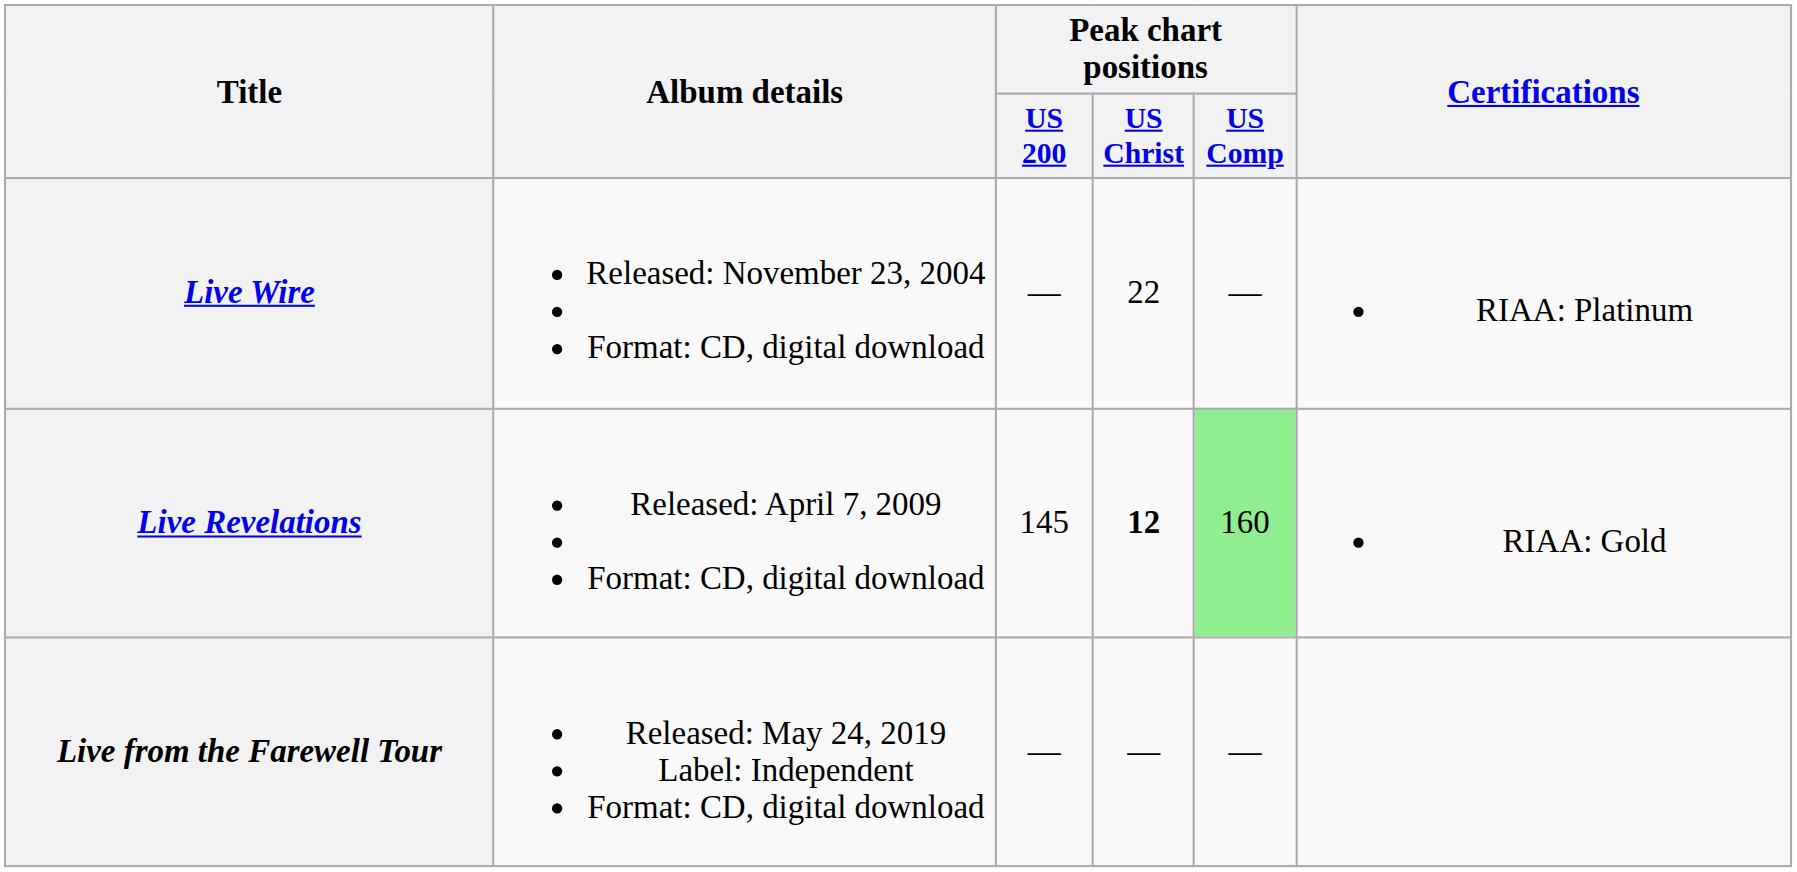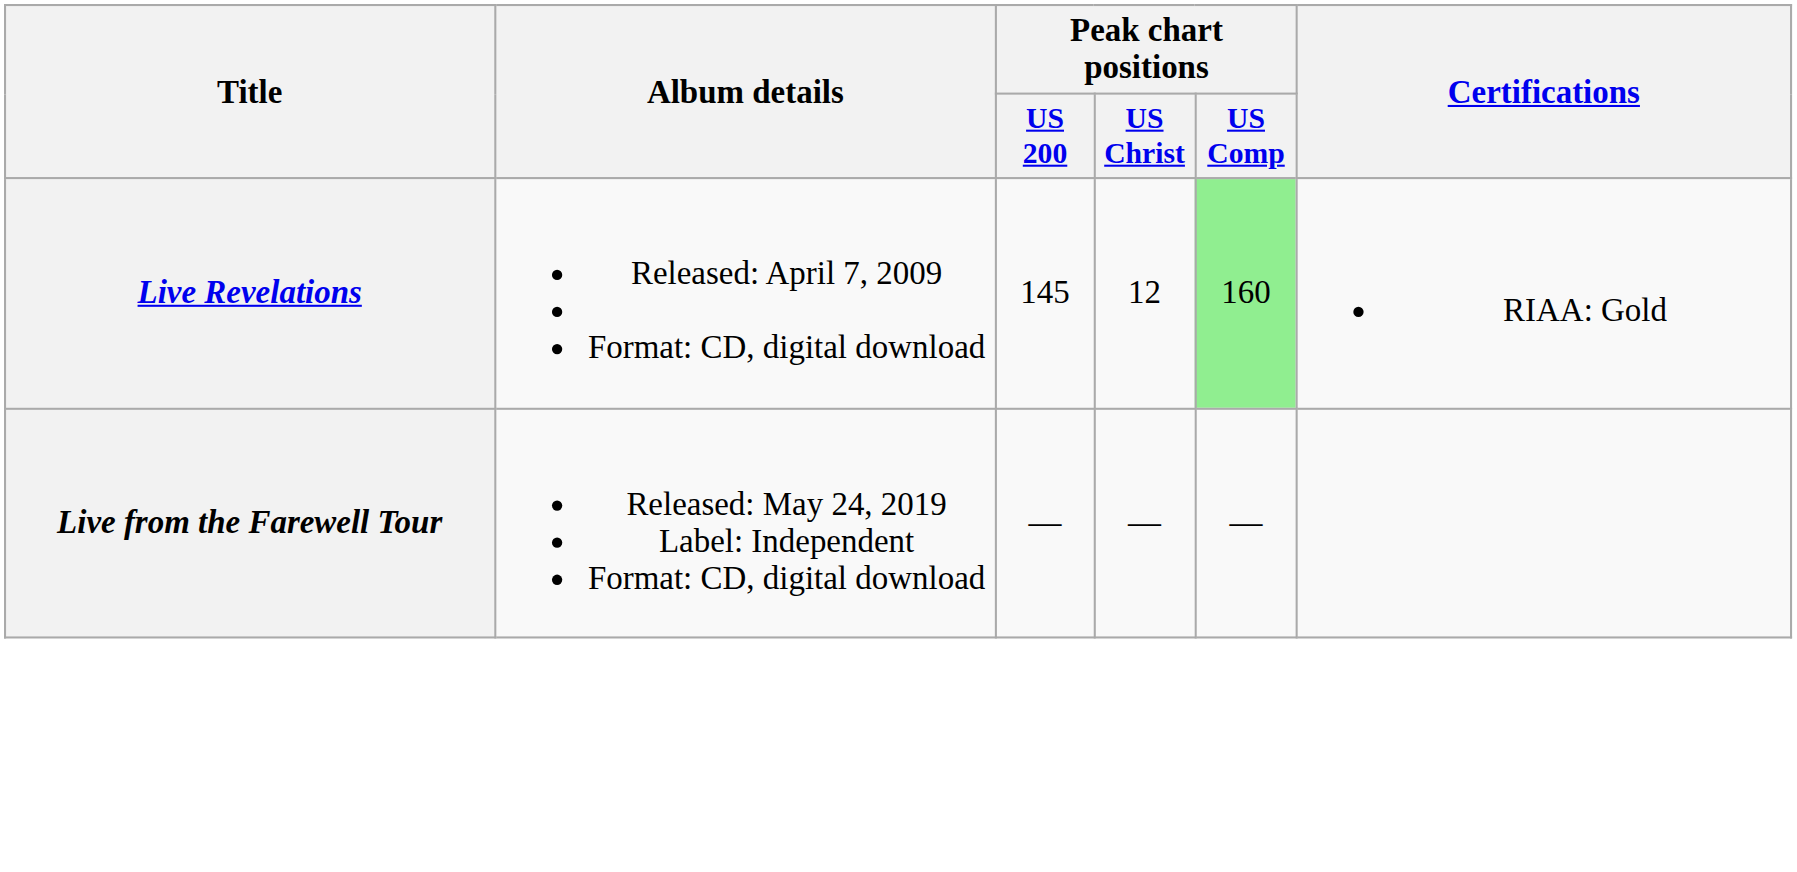- row: (249, 292)
(1144, 521) bold -> (1145, 292) normal
